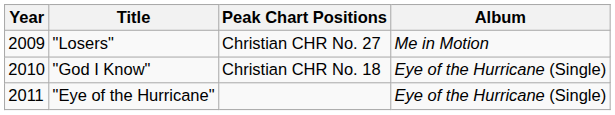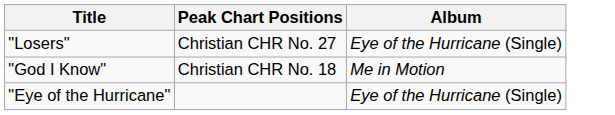- column: (27, 17)
(442, 43) Me in Motion -> (456, 43) Eye of the Hurricane (Single)
(500, 69) Eye of the Hurricane (Single) -> (397, 69) Me in Motion
